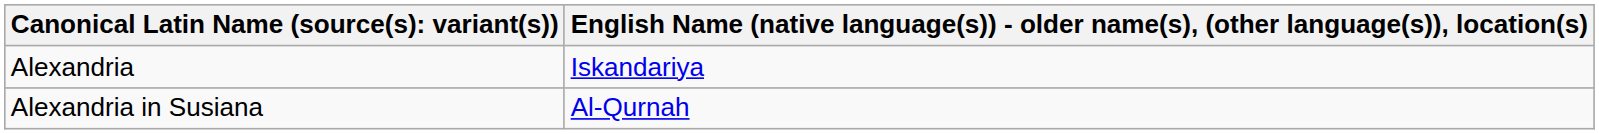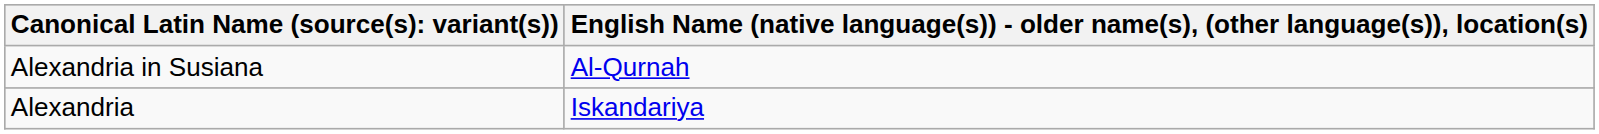rows swapped: (137, 107) <-> (72, 66)
